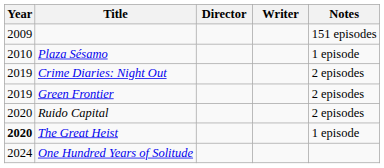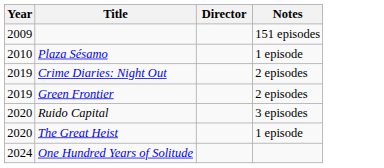- column: (281, 14)
(338, 113) 2 episodes -> (281, 113) 3 episodes
(20, 133) bold -> (20, 133) normal
